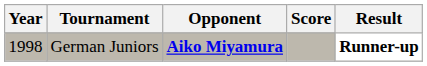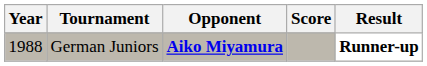(26, 46) 1998 -> (26, 46) 1988
